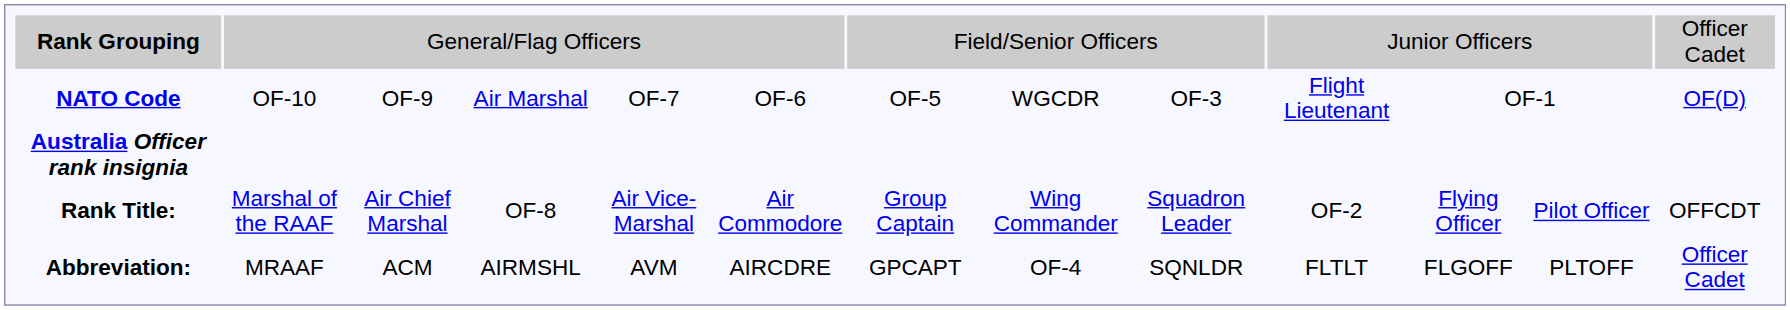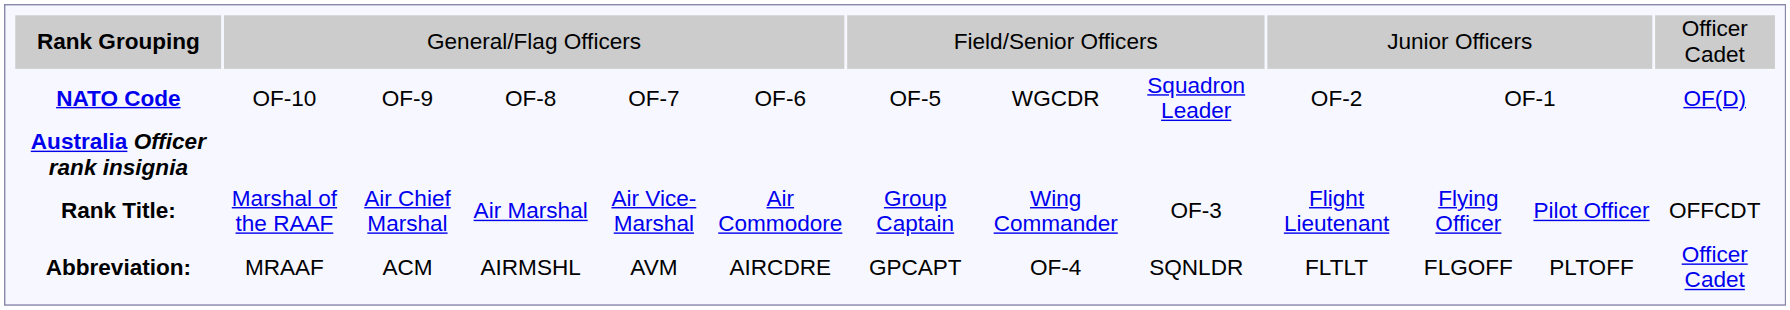(531, 98) Air Marshal -> (531, 98) OF-8
(1196, 98) OF-3 -> (1196, 98) Squadron Leader
(1337, 98) Flight Lieutenant -> (1337, 98) OF-2
(531, 211) OF-8 -> (531, 211) Air Marshal
(1196, 211) Squadron Leader -> (1196, 211) OF-3
(1337, 211) OF-2 -> (1337, 211) Flight Lieutenant
